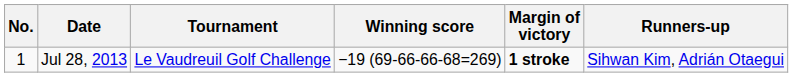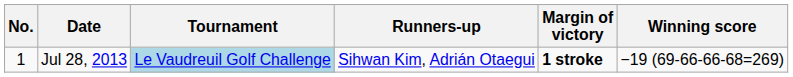columns swapped: (420, 26) <-> (686, 26)
(233, 60) no background -> (233, 60) lightblue background
